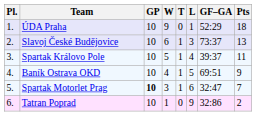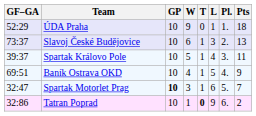columns swapped: (12, 12) <-> (216, 12)
(180, 103) normal -> (202, 103) bold
